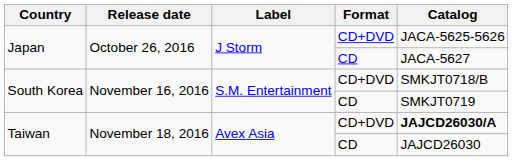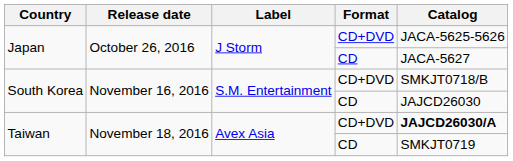(438, 101) SMKJT0719 -> (440, 101) JAJCD26030
(440, 144) JAJCD26030 -> (438, 144) SMKJT0719
